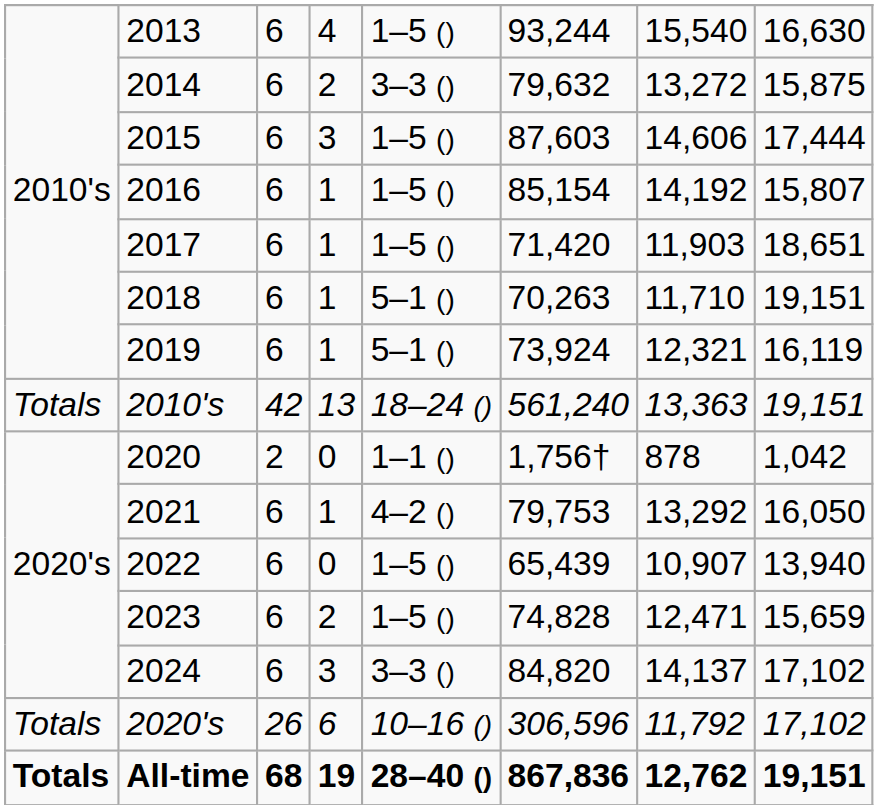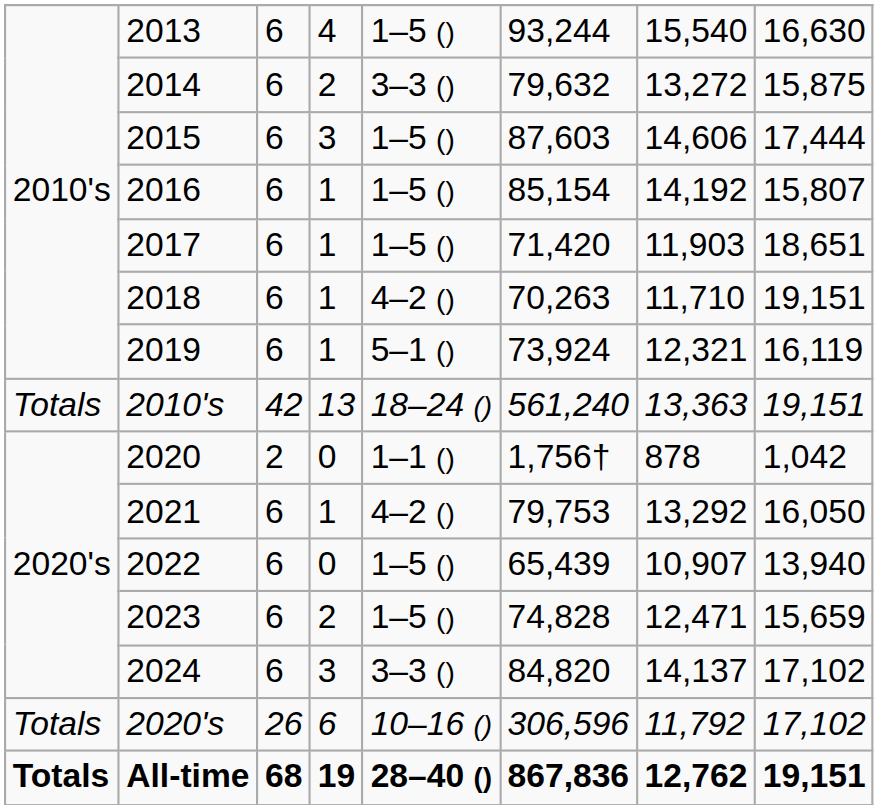(413, 297) 5–1 () -> (413, 297) 4–2 ()
